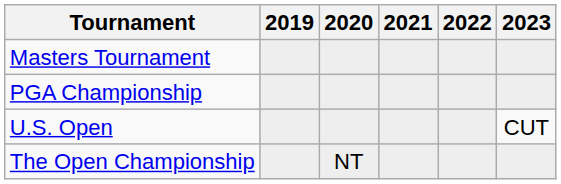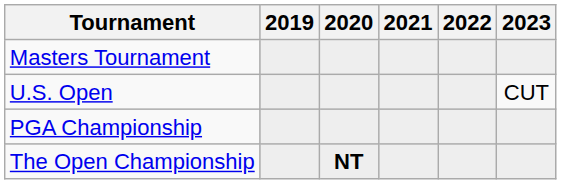rows swapped: (106, 92) <-> (61, 127)
(349, 162) normal -> (349, 162) bold
